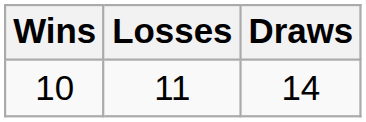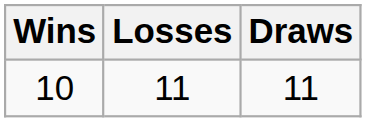(301, 87) 14 -> (301, 87) 11
